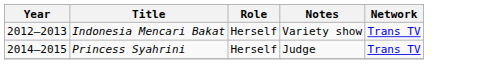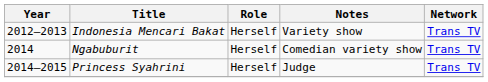+ row: (105, 49)
